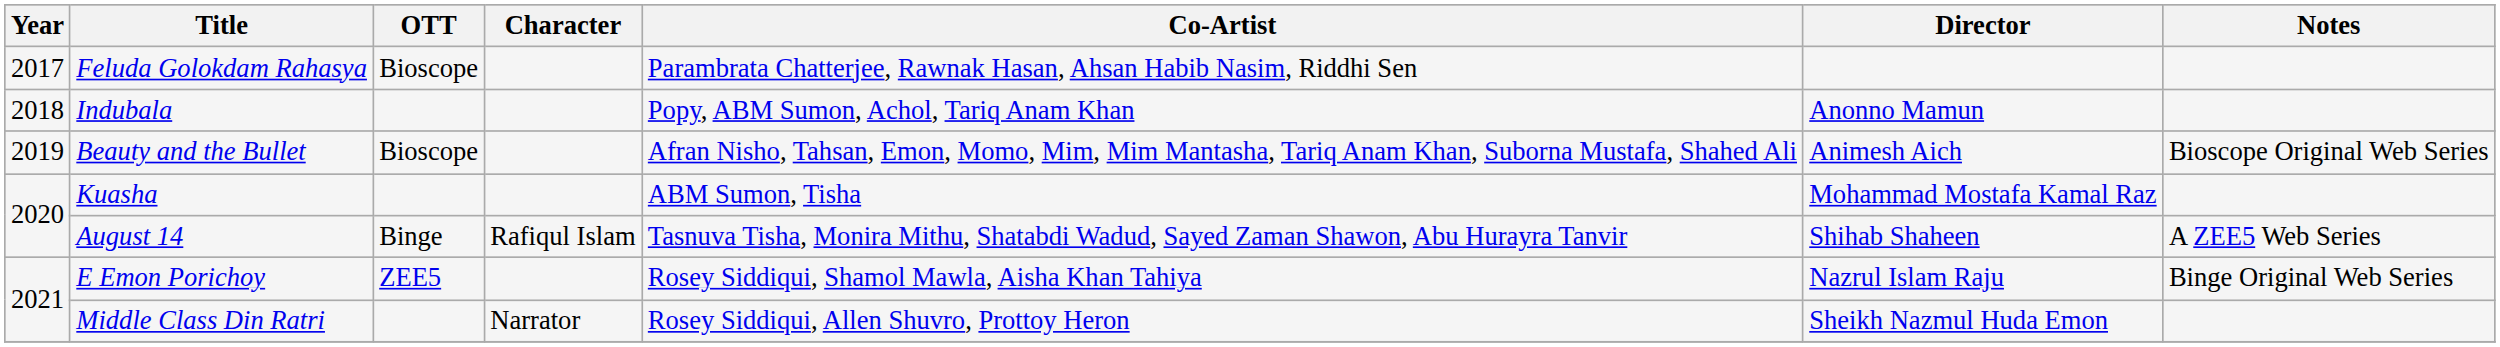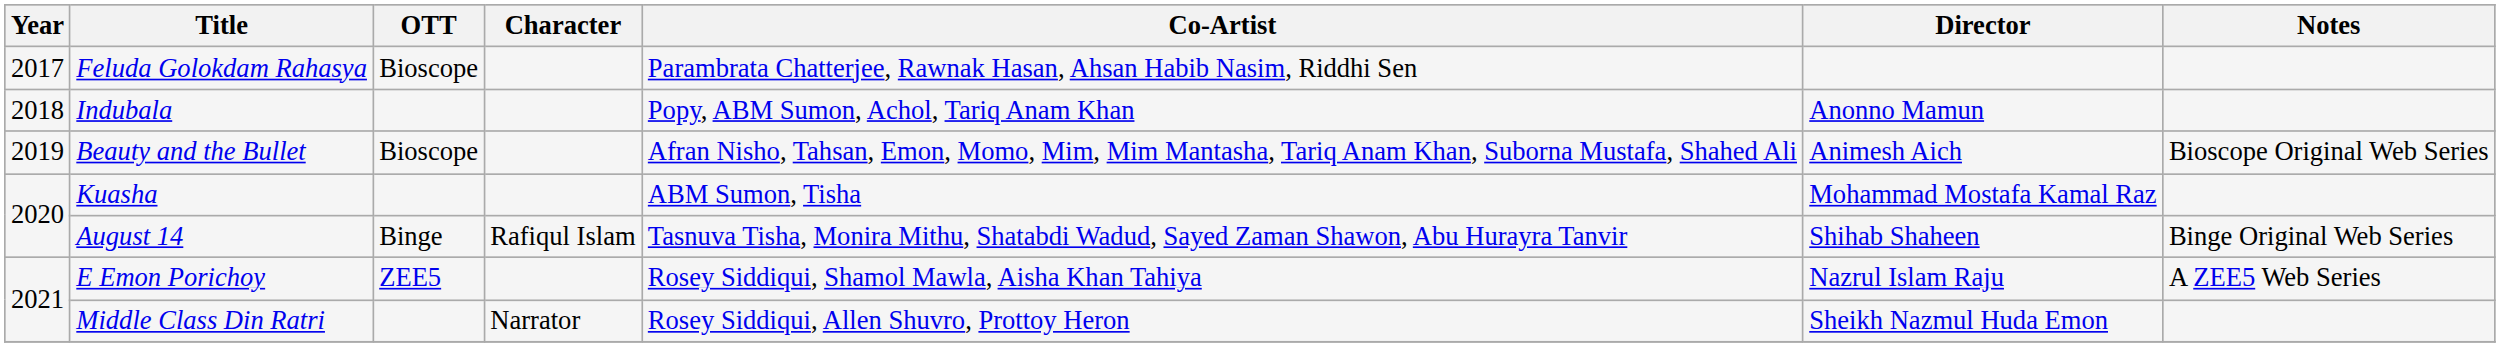(2275, 236) A ZEE5 Web Series -> (2311, 236) Binge Original Web Series
(2311, 278) Binge Original Web Series -> (2275, 278) A ZEE5 Web Series
